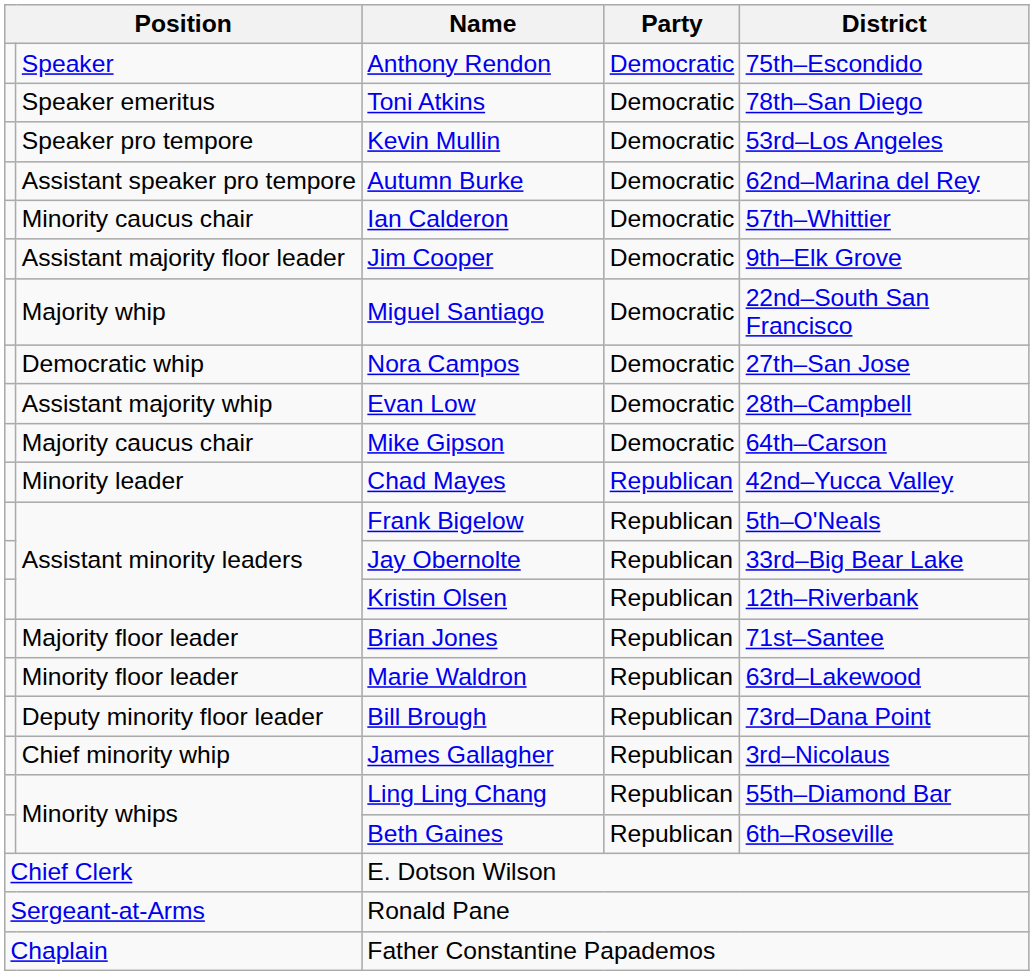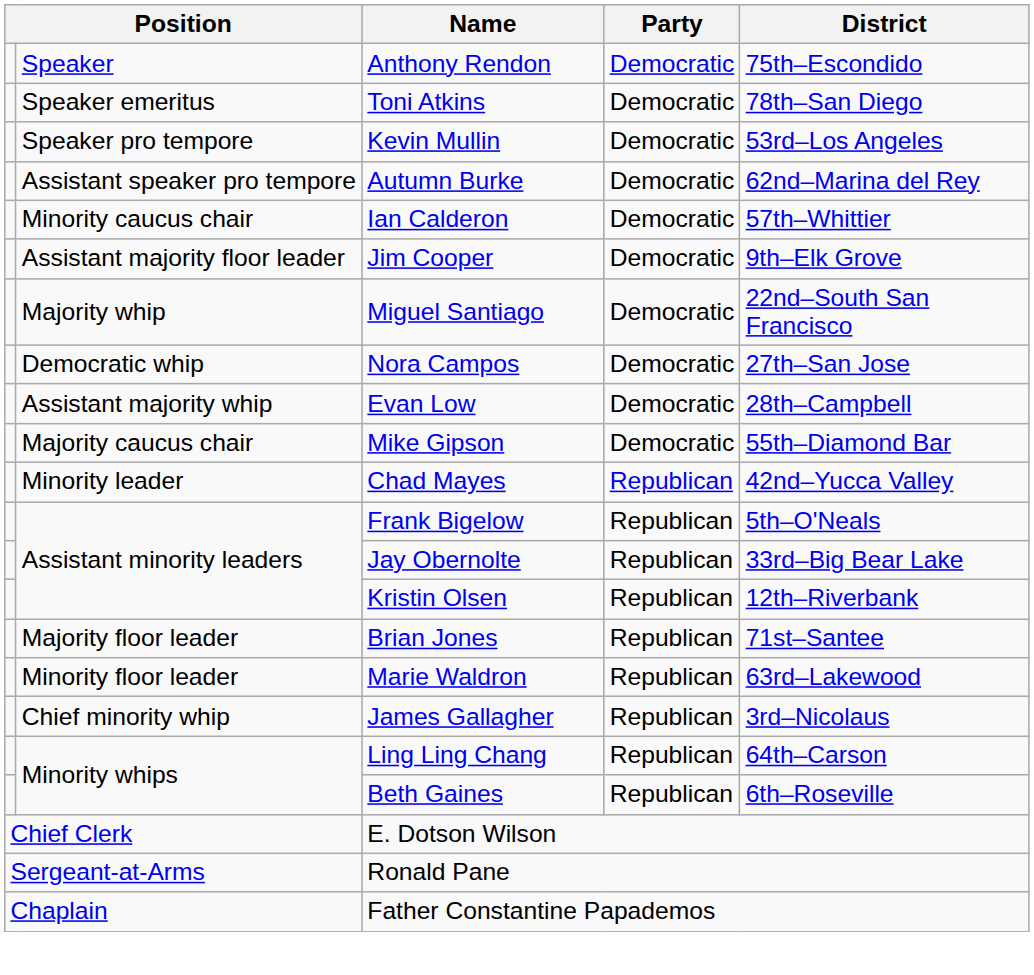(816, 442) 64th–Carson -> (848, 442) 55th–Diamond Bar
- row: (427, 716)
(848, 794) 55th–Diamond Bar -> (816, 755) 64th–Carson
